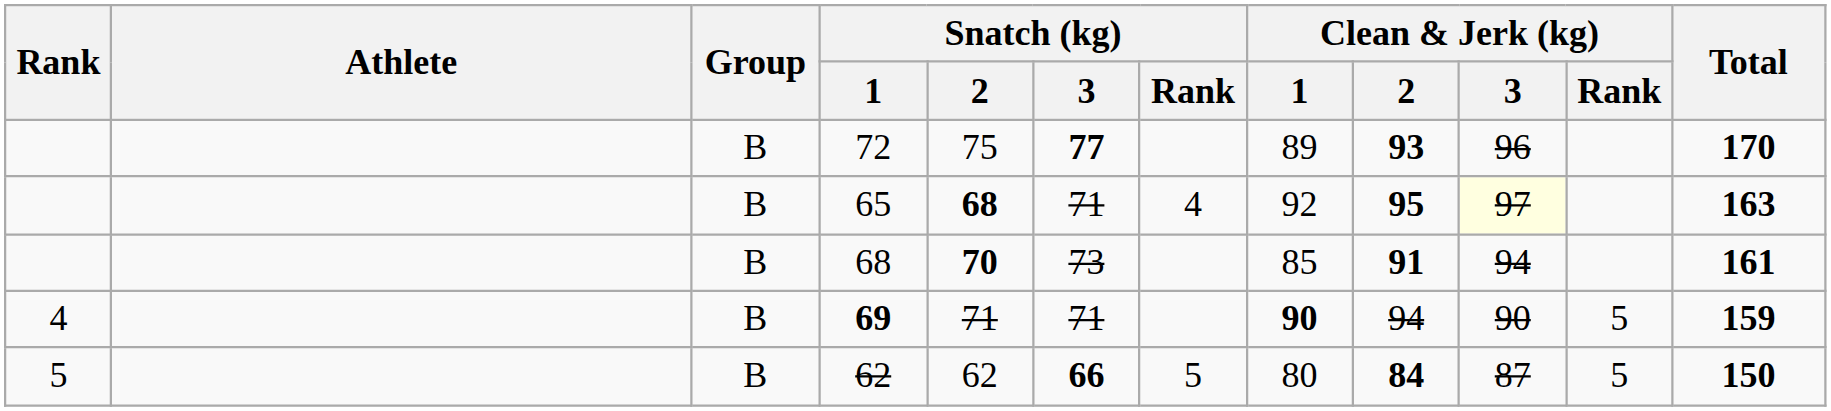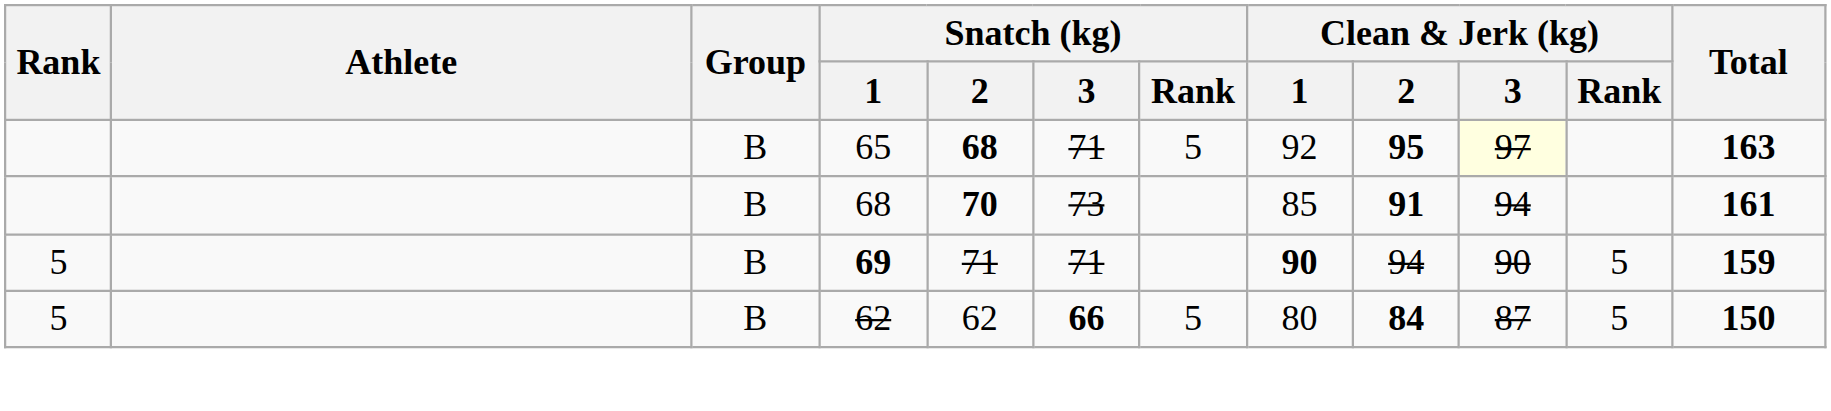- row: (873, 147)
(1193, 204) 4 -> (1193, 147) 5
(58, 318) 4 -> (58, 261) 5
